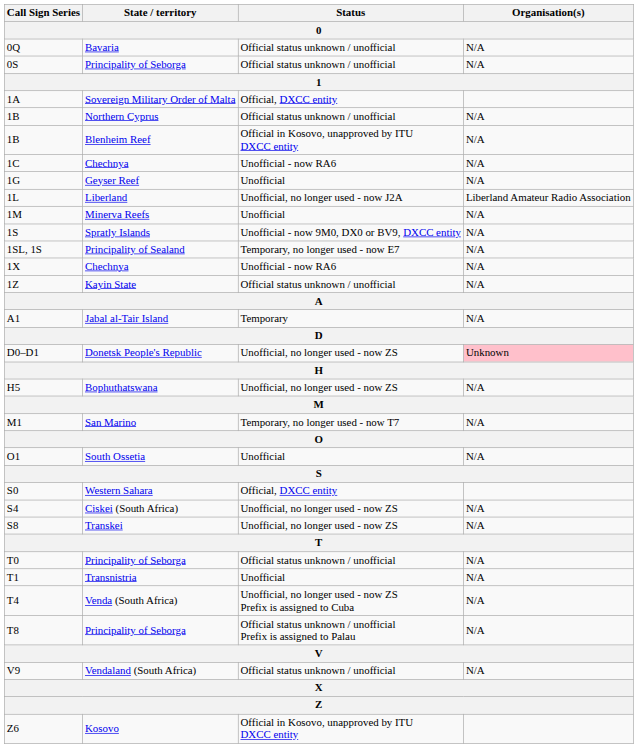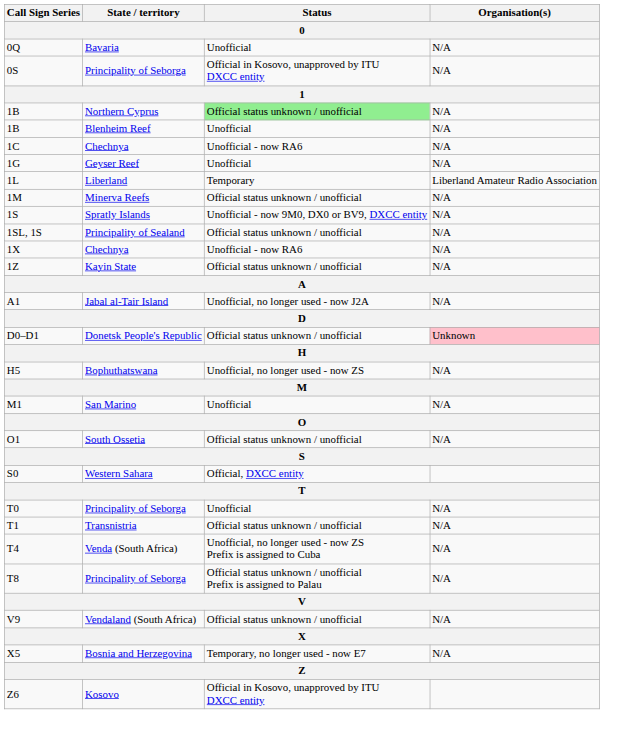(318, 47) Official status unknown / unofficial -> (229, 47) Unofficial
(318, 64) Official status unknown / unofficial -> (293, 71) Official in Kosovo, unapproved by ITU DXCC entity
- row: (13, 99)
(318, 116) no background -> (284, 111) lightgreen background
(327, 140) Official in Kosovo, unapproved by ITU DXCC entity -> (229, 128) Unofficial
(322, 197) Unofficial, no longer used - now J2A -> (231, 180) Temporary
(263, 215) Unofficial -> (284, 197) Official status unknown / unofficial
(320, 249) Temporary, no longer used - now E7 -> (284, 232) Official status unknown / unofficial
(264, 318) Temporary -> (288, 301) Unofficial, no longer used - now J2A
(319, 353) Unofficial, no longer used - now ZS -> (284, 335) Official status unknown / unofficial
(320, 422) Temporary, no longer used - now T7 -> (229, 404) Unofficial
(263, 456) Unofficial -> (284, 439) Official status unknown / unofficial
- row: (13, 508)
- row: (13, 525)
(318, 560) Official status unknown / unofficial -> (229, 508) Unofficial
(263, 577) Unofficial -> (284, 525) Official status unknown / unofficial
+ row: (13, 653)
